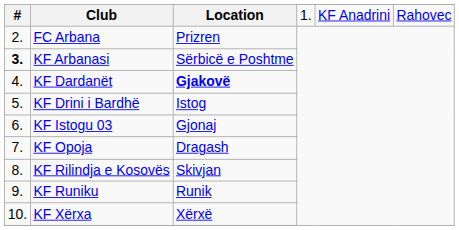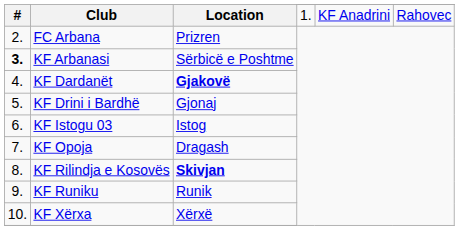(191, 103) Istog -> (196, 103) Gjonaj
(196, 125) Gjonaj -> (191, 125) Istog
(198, 170) normal -> (200, 170) bold
